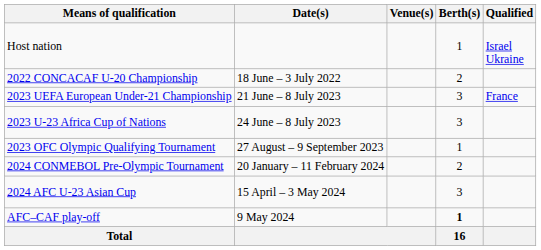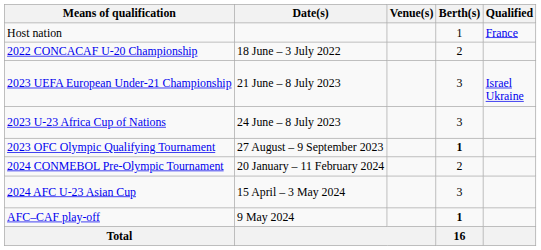(505, 52) Israel Ukraine -> (502, 32) France
(502, 96) France -> (505, 90) Israel Ukraine
(459, 147) normal -> (459, 147) bold
